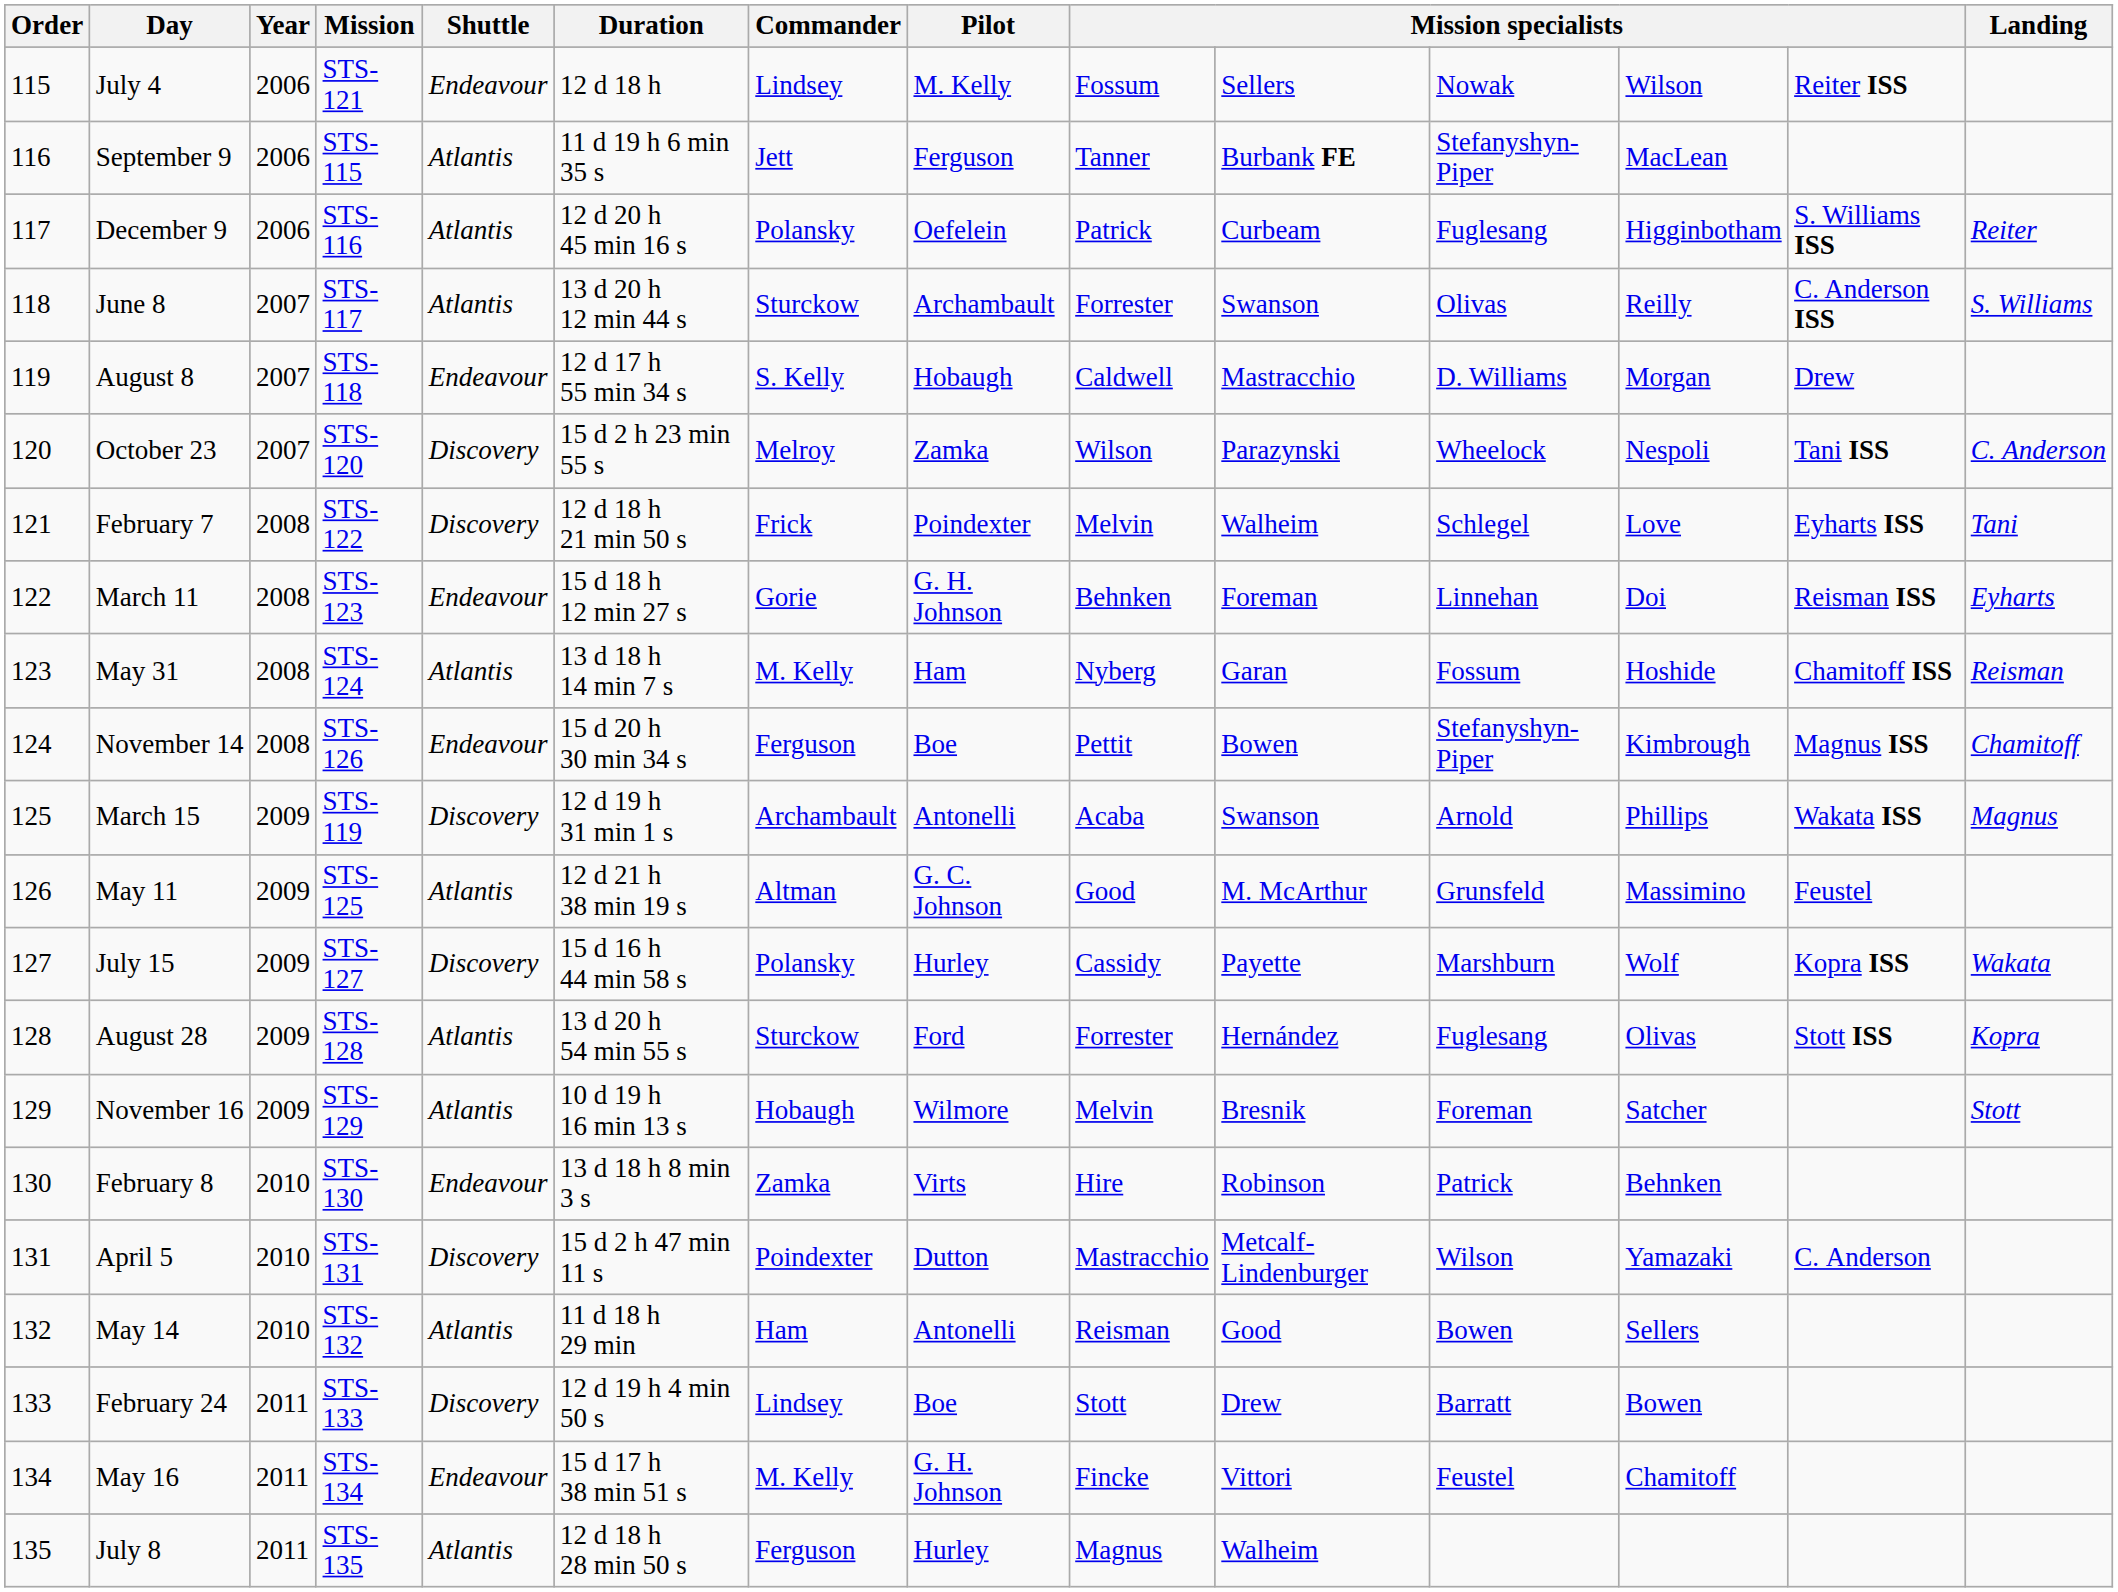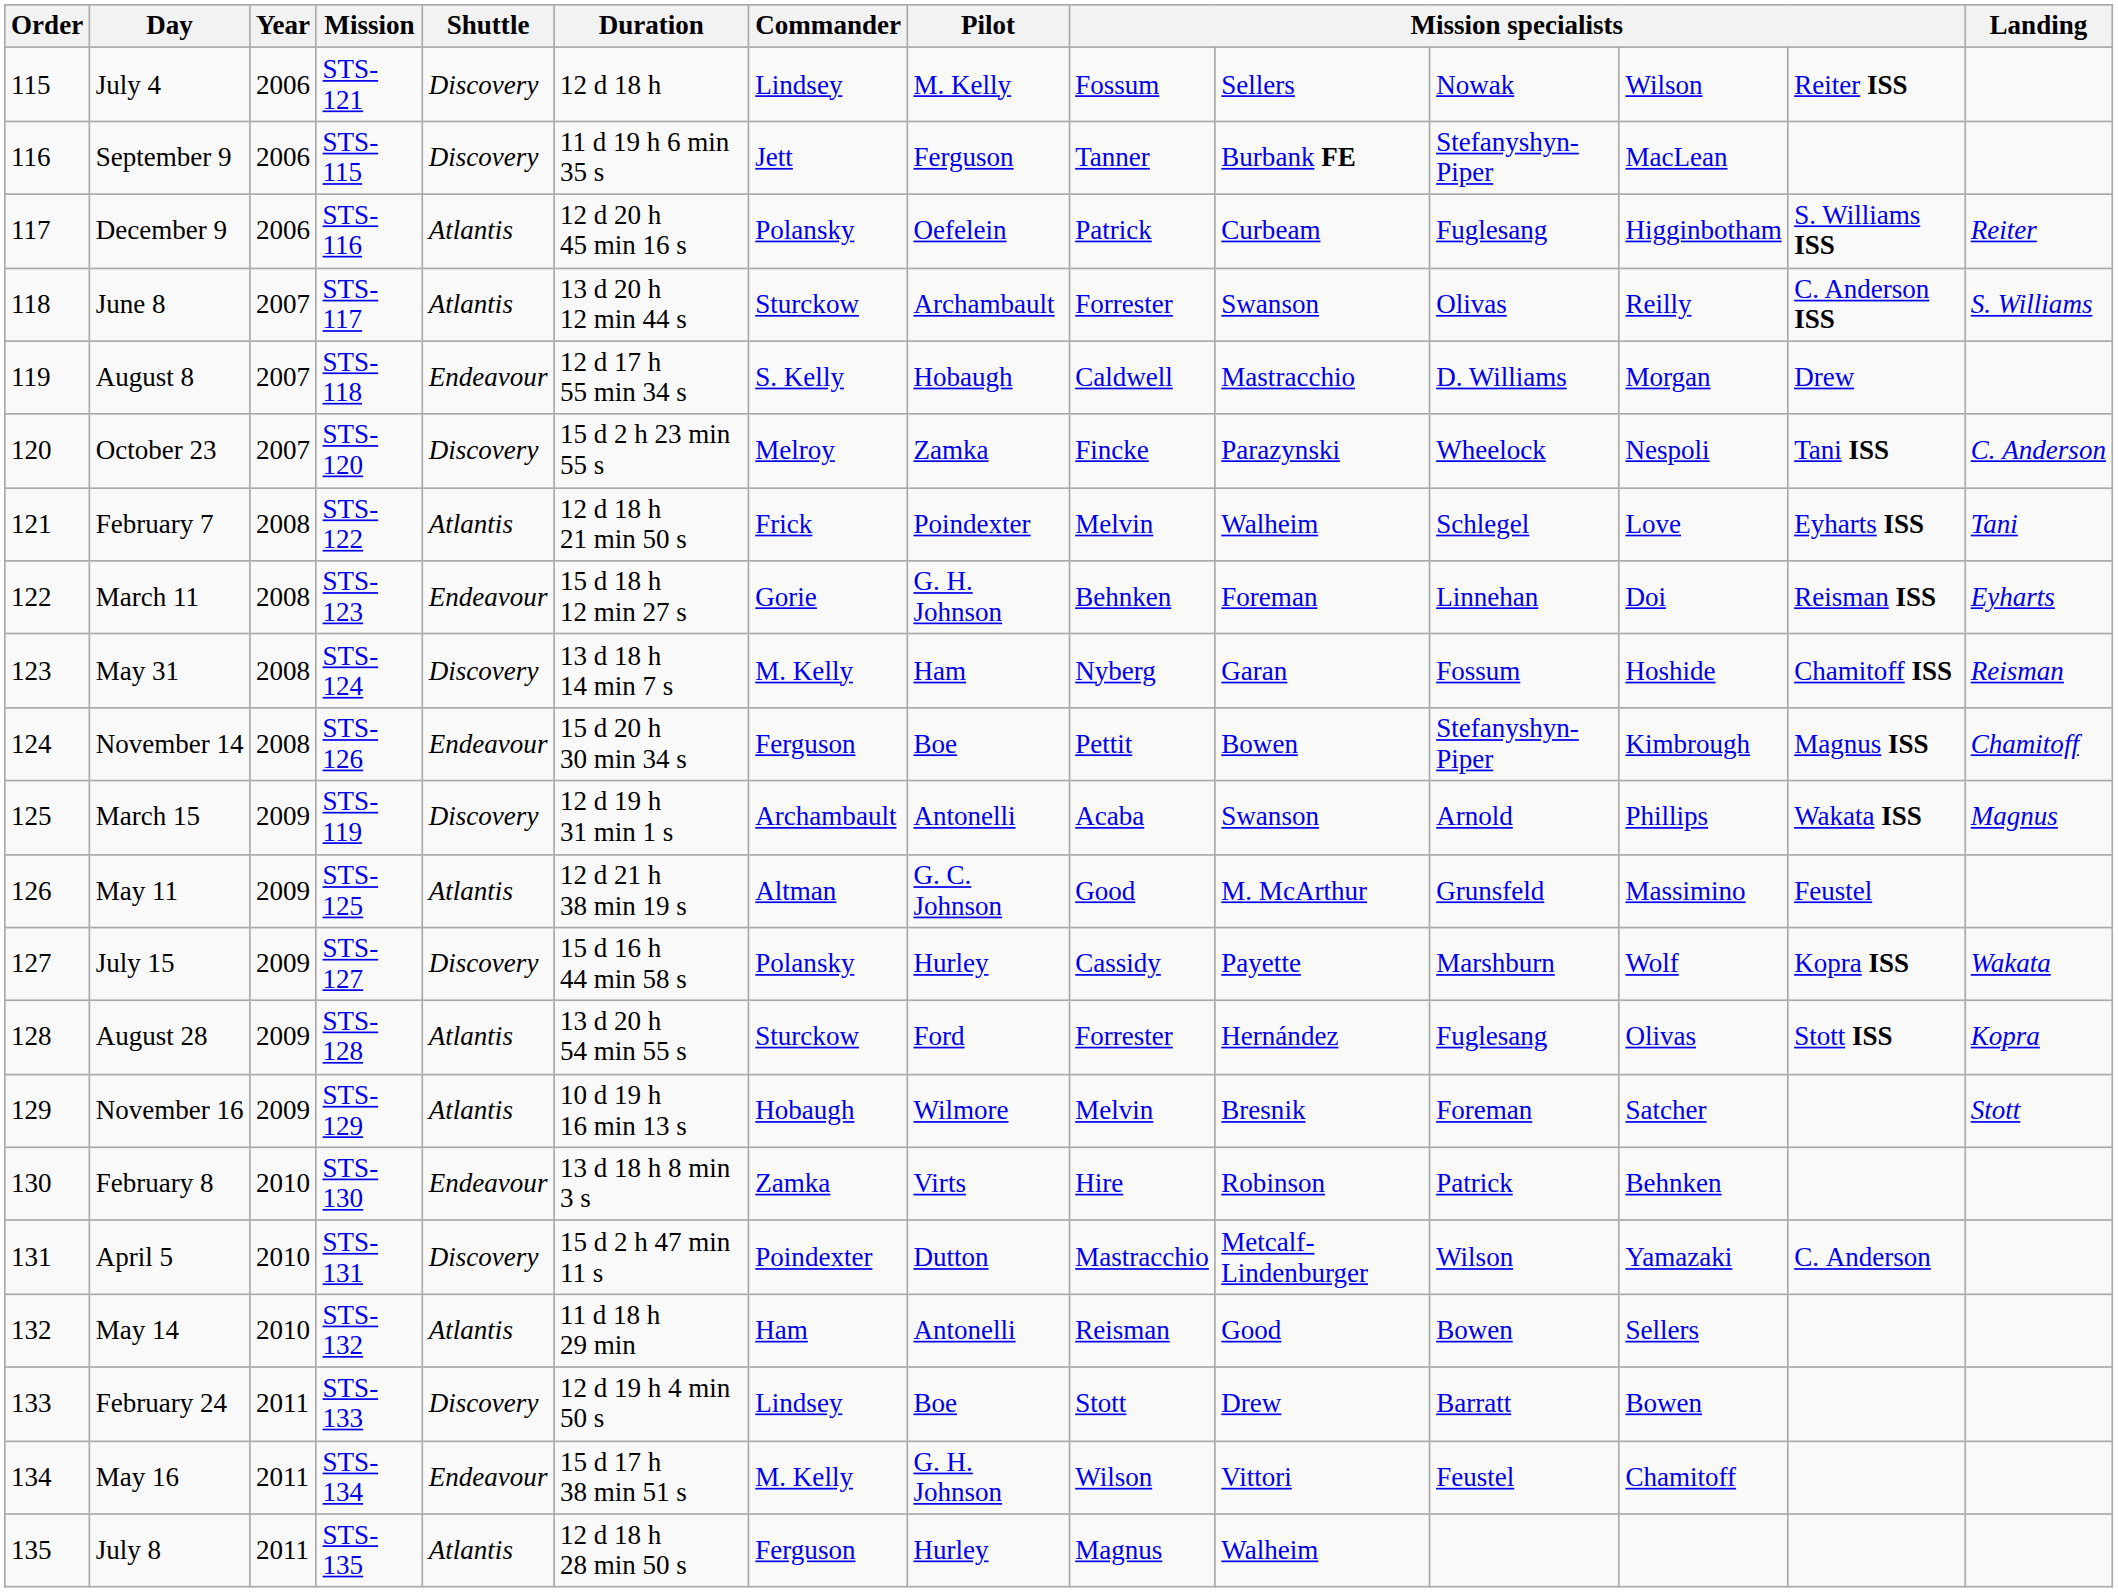(488, 84) Endeavour -> (484, 84) Discovery
(471, 157) Atlantis -> (484, 157) Discovery
(1114, 450) Wilson -> (1112, 450) Fincke
(484, 523) Discovery -> (471, 523) Atlantis
(471, 670) Atlantis -> (484, 670) Discovery
(1112, 1476) Fincke -> (1114, 1476) Wilson
